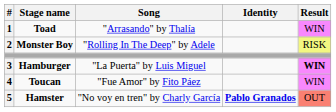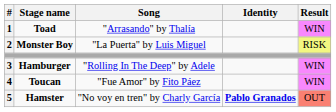(149, 45) "Rolling In The Deep" by Adele -> (149, 45) "La Puerta" by Luis Miguel
(149, 66) "La Puerta" by Luis Miguel -> (149, 66) "Rolling In The Deep" by Adele
(314, 66) bold -> (314, 66) normal
